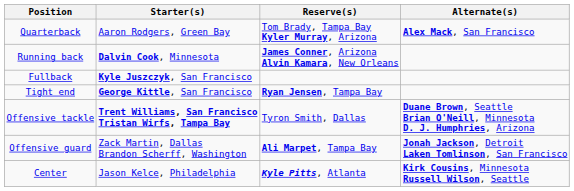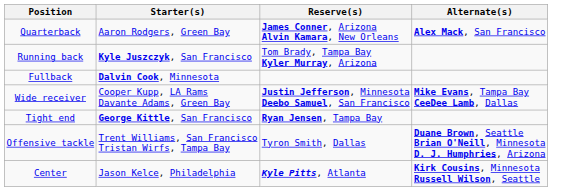(319, 32) Tom Brady, Tampa Bay Kyler Murray, Arizona -> (330, 32) James Conner, Arizona Alvin Kamara, New Orleans
(159, 57) Dalvin Cook, Minnesota -> (175, 57) Kyle Juszczyk, San Francisco
(330, 57) James Conner, Arizona Alvin Kamara, New Orleans -> (319, 57) Tom Brady, Tampa Bay Kyler Murray, Arizona
(175, 77) Kyle Juszczyk, San Francisco -> (159, 77) Dalvin Cook, Minnesota
+ row: (50, 97)
(178, 117) bold -> (178, 143) normal
- row: (50, 148)
